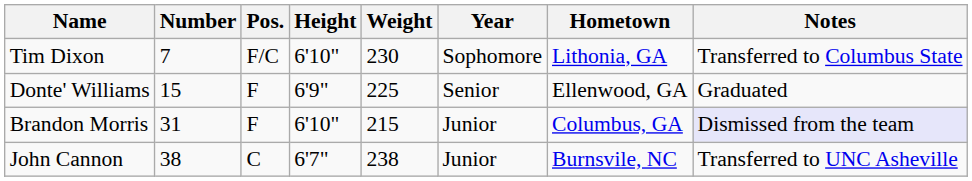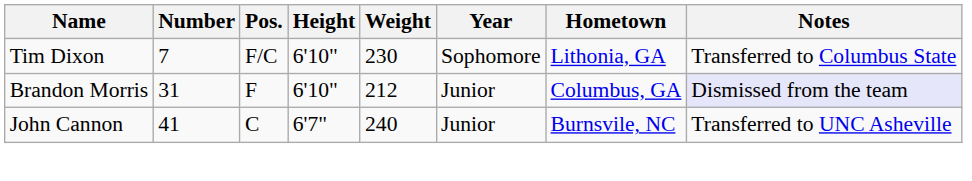- row: (80, 90)
(383, 124) 215 -> (381, 90) 212
(170, 158) 38 -> (169, 124) 41
(383, 158) 238 -> (381, 124) 240
